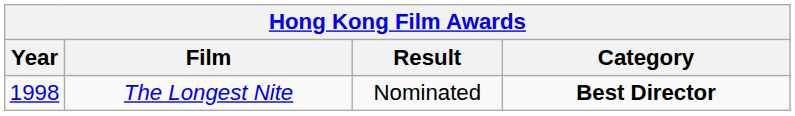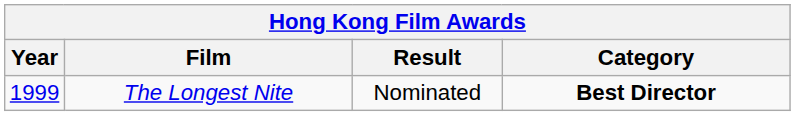(35, 92) 1998 -> (35, 92) 1999
